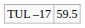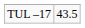(67, 14) 59.5 -> (67, 14) 43.5
